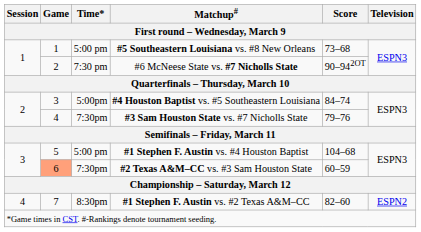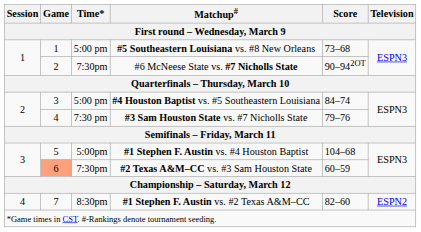(91, 66) 7:30 pm -> (92, 66) 7:30pm
(92, 101) 5:00pm -> (91, 101) 5:00 pm
(92, 117) 7:30pm -> (91, 117) 7:30 pm
(91, 151) 5:00 pm -> (92, 151) 5:00pm
